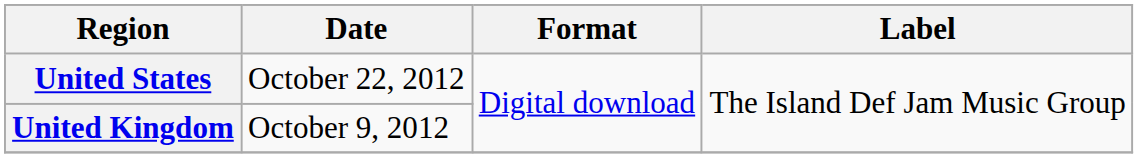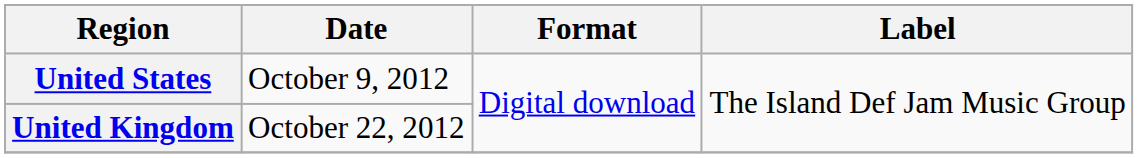(356, 78) October 22, 2012 -> (349, 78) October 9, 2012
(349, 127) October 9, 2012 -> (356, 127) October 22, 2012
